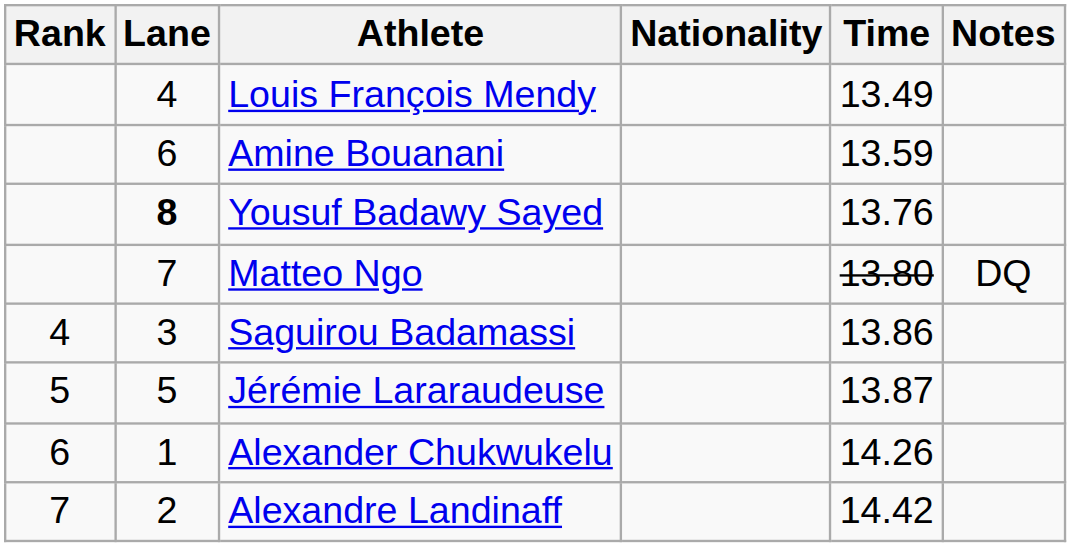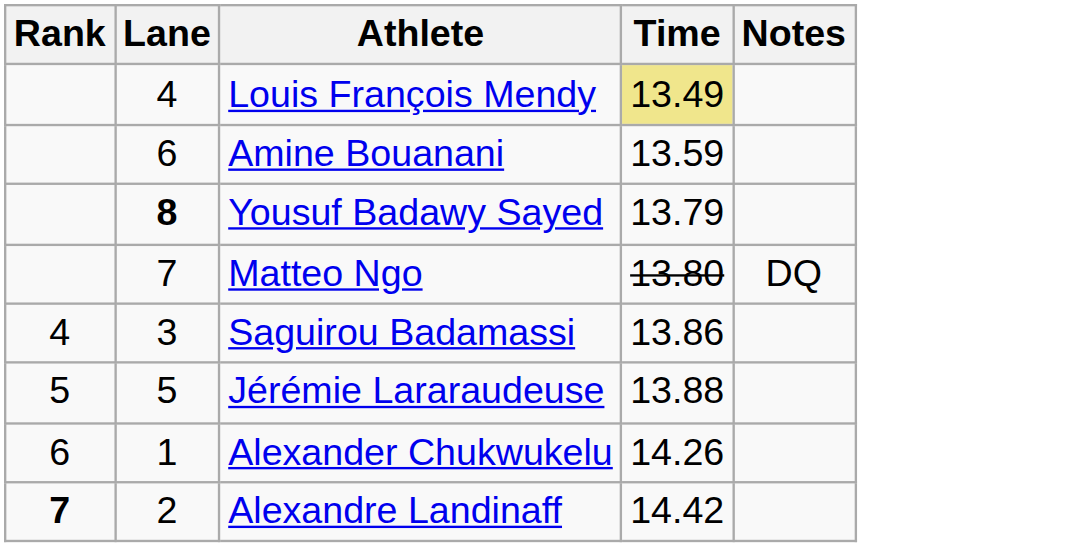- column: (726, 34)
(887, 93) no background -> (677, 93) khaki background
(887, 213) 13.76 -> (677, 213) 13.79
(887, 392) 13.87 -> (677, 392) 13.88
(60, 511) normal -> (60, 511) bold
